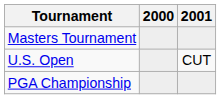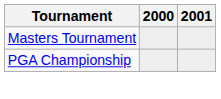- row: (41, 61)
